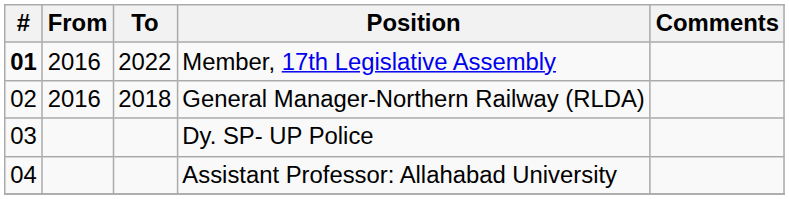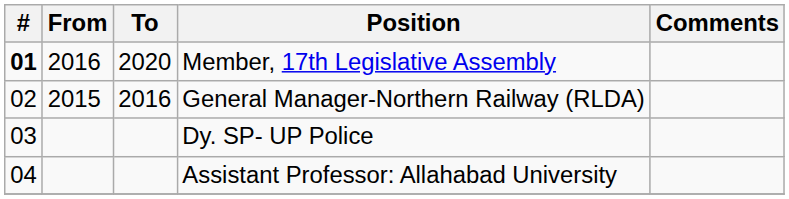(145, 61) 2022 -> (145, 61) 2020
(74, 99) 2016 -> (74, 99) 2015
(145, 99) 2018 -> (145, 99) 2016
